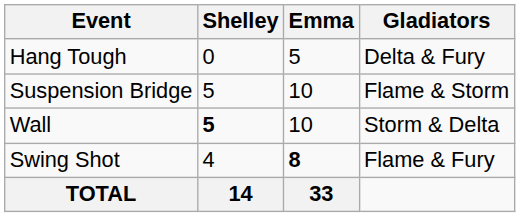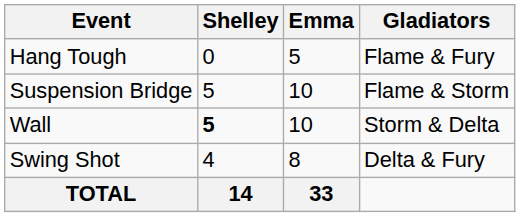(424, 56) Delta & Fury -> (429, 56) Flame & Fury
(295, 159) bold -> (295, 159) normal
(429, 159) Flame & Fury -> (424, 159) Delta & Fury
